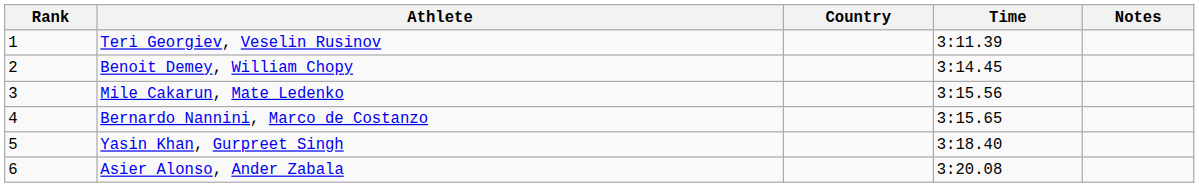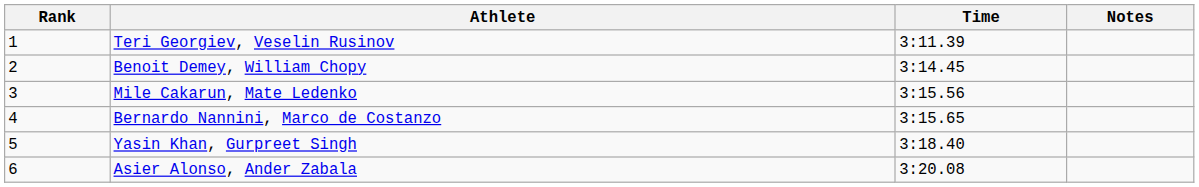- column: (858, 17)
